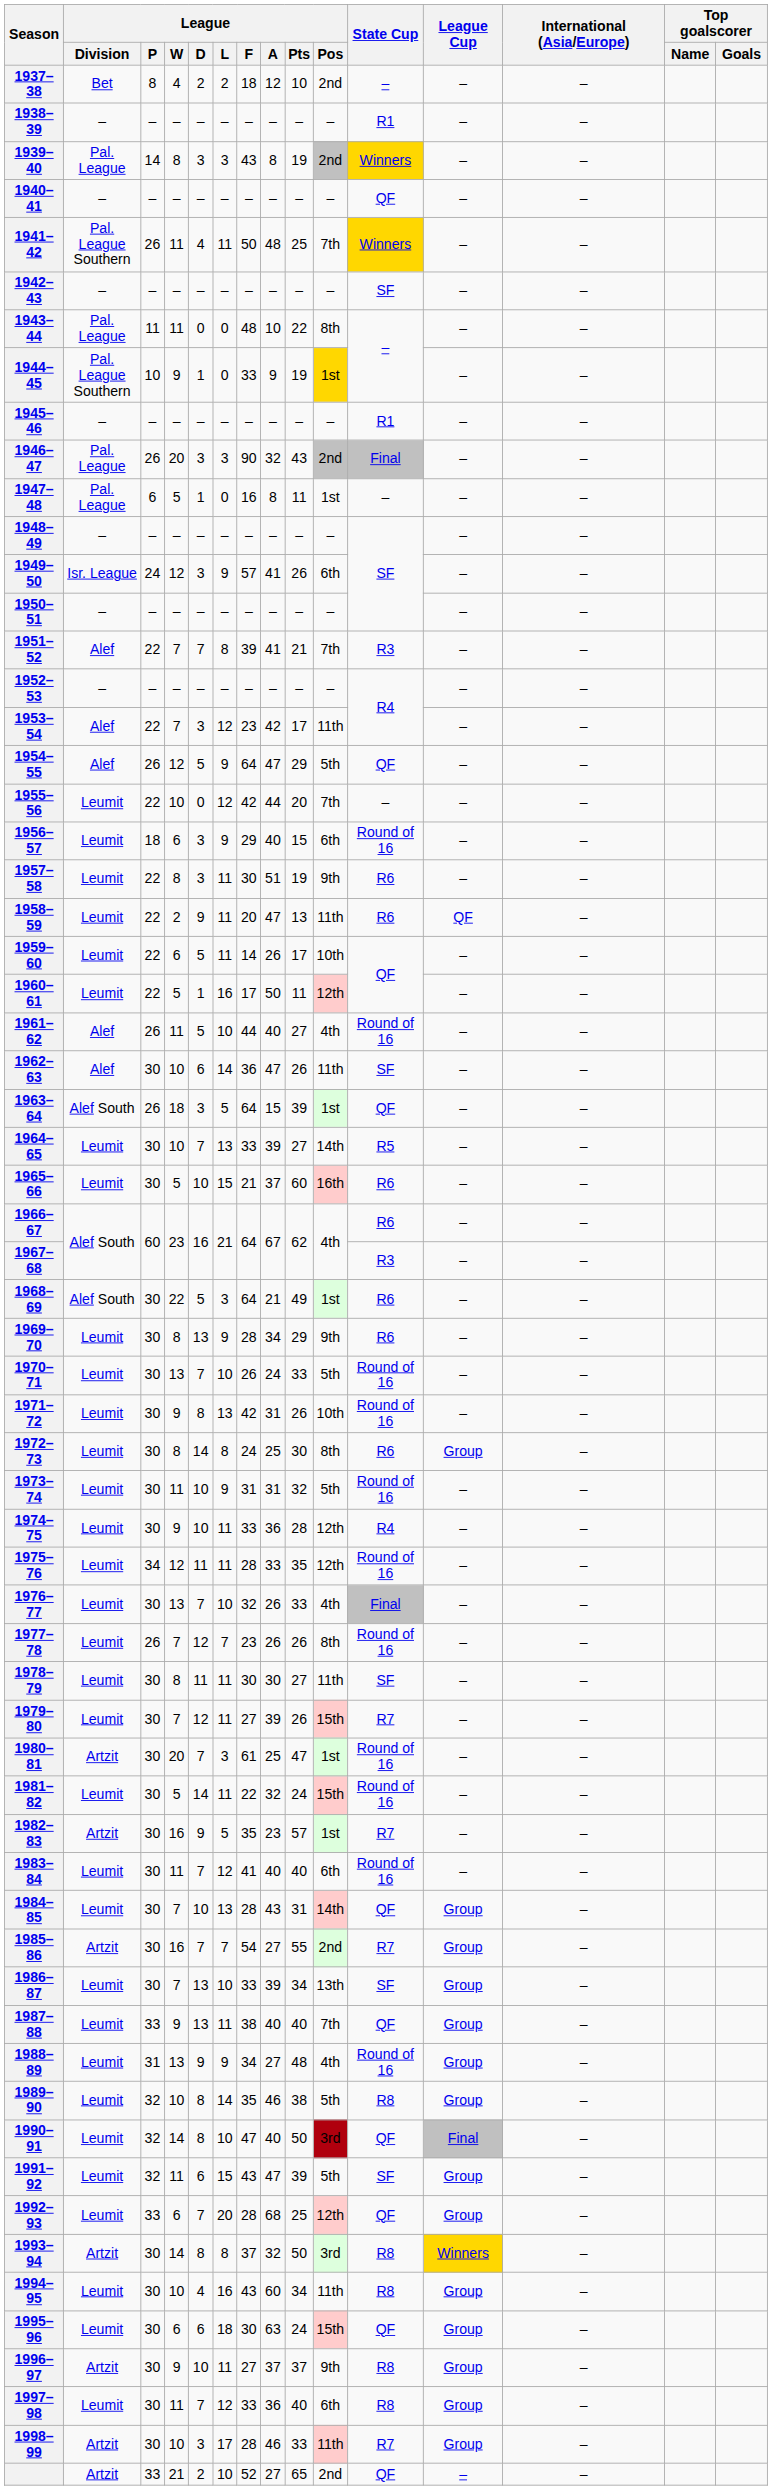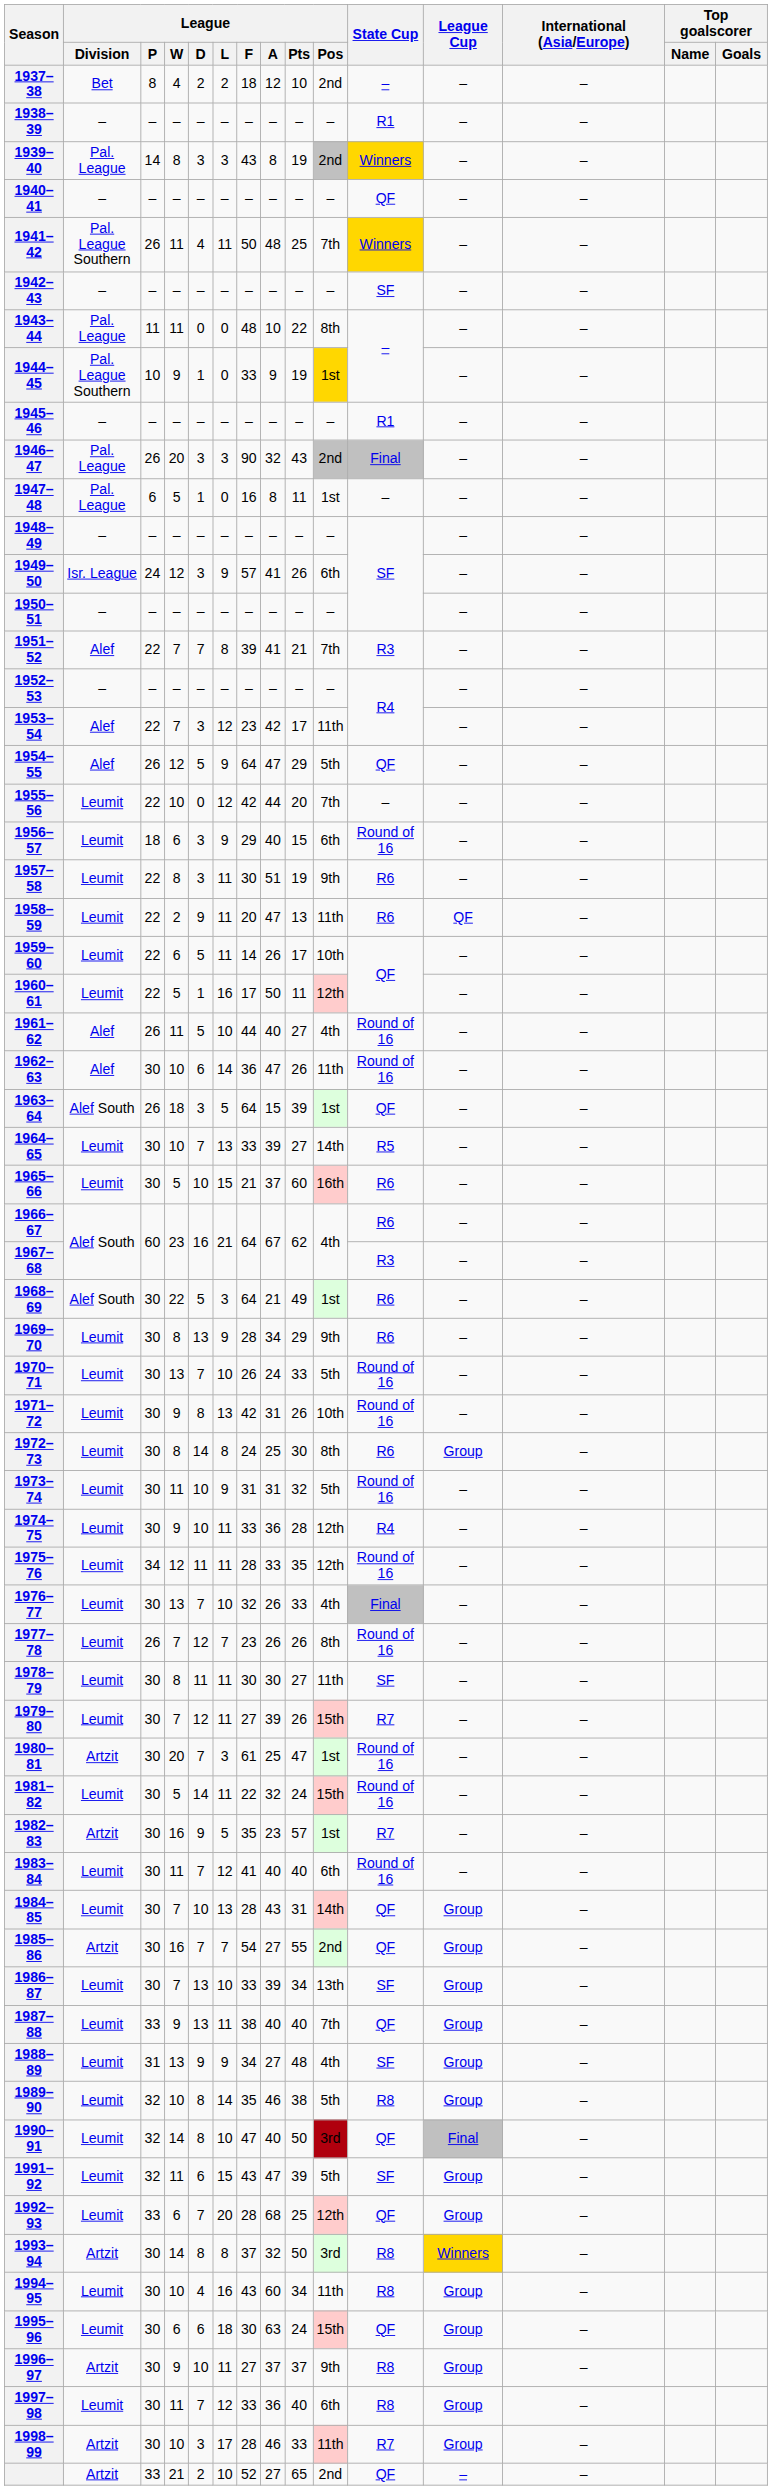(385, 1070) SF -> (385, 1070) Round of 16
(385, 1947) R7 -> (385, 1947) QF
(385, 2062) Round of 16 -> (385, 2062) SF
